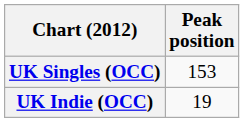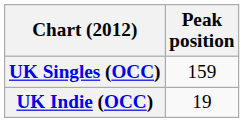(202, 71) 153 -> (202, 71) 159
